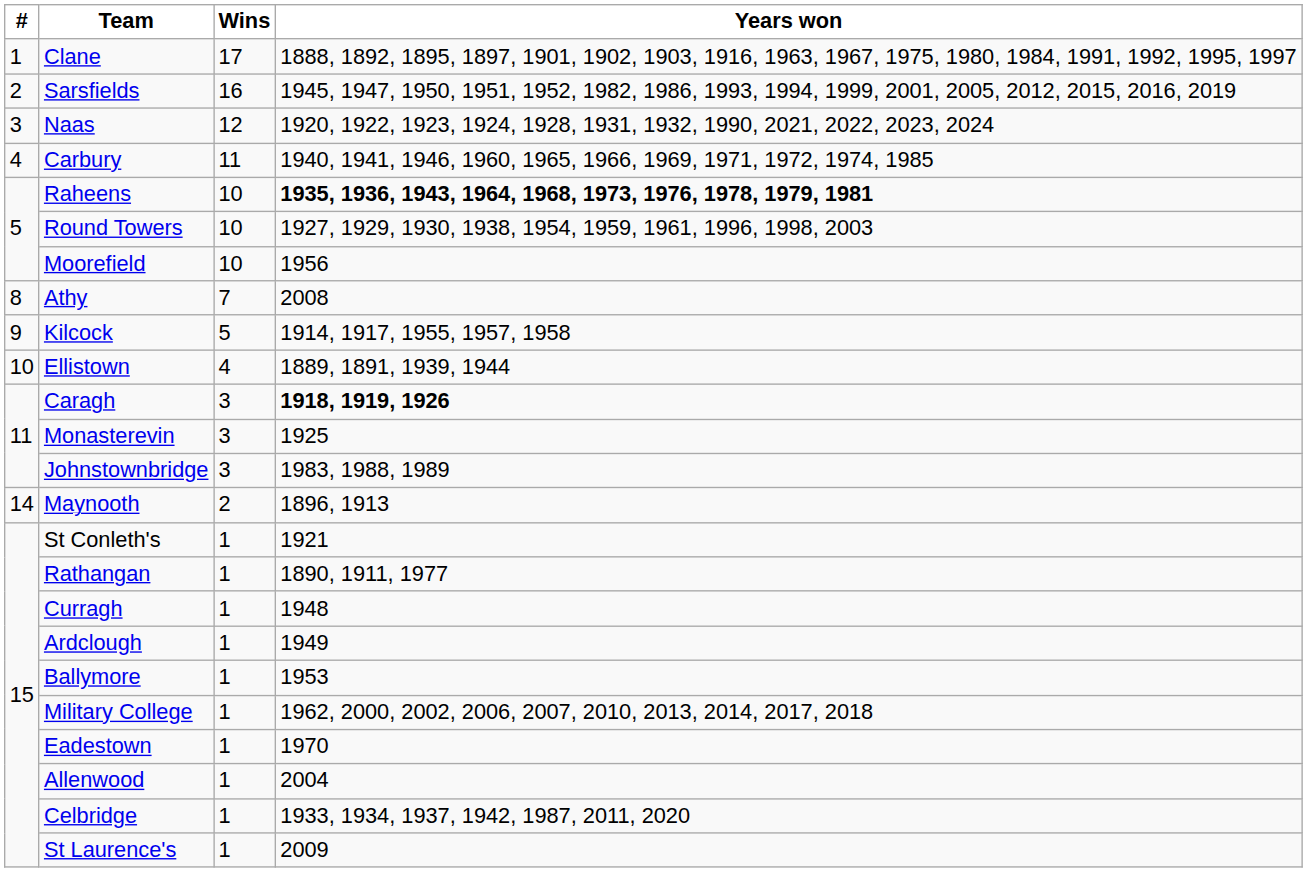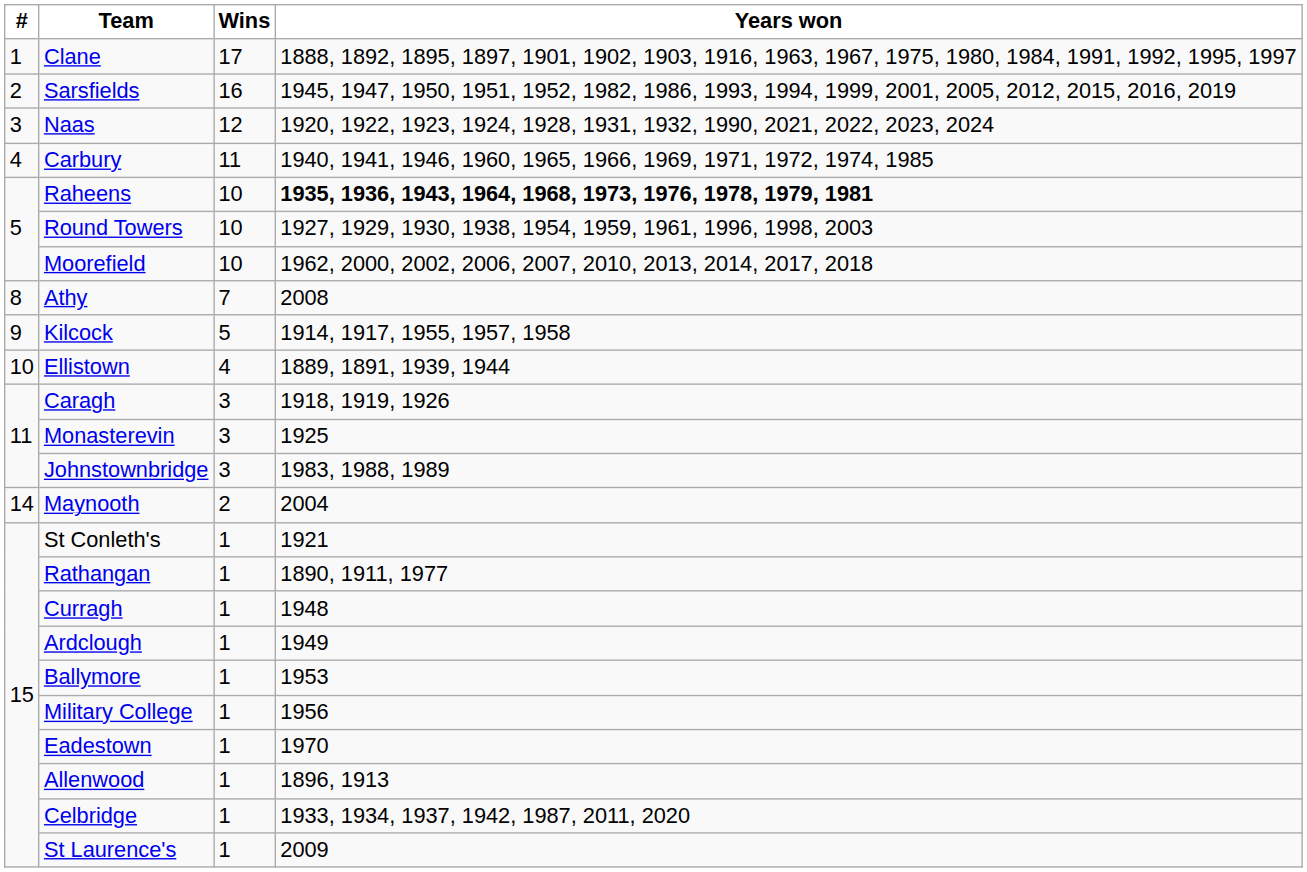(304, 263) 1956 -> (577, 263) 1962, 2000, 2002, 2006, 2007, 2010, 2013, 2014, 2017, 2018
(365, 401) bold -> (365, 401) normal
(335, 504) 1896, 1913 -> (304, 504) 2004
(577, 711) 1962, 2000, 2002, 2006, 2007, 2010, 2013, 2014, 2017, 2018 -> (304, 711) 1956
(304, 780) 2004 -> (335, 780) 1896, 1913
